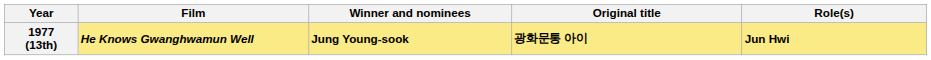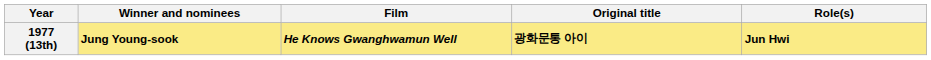columns swapped: (410, 13) <-> (193, 13)
